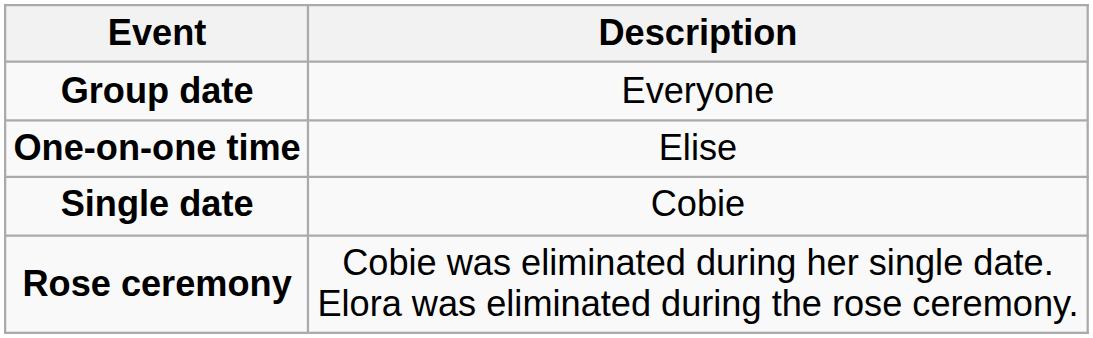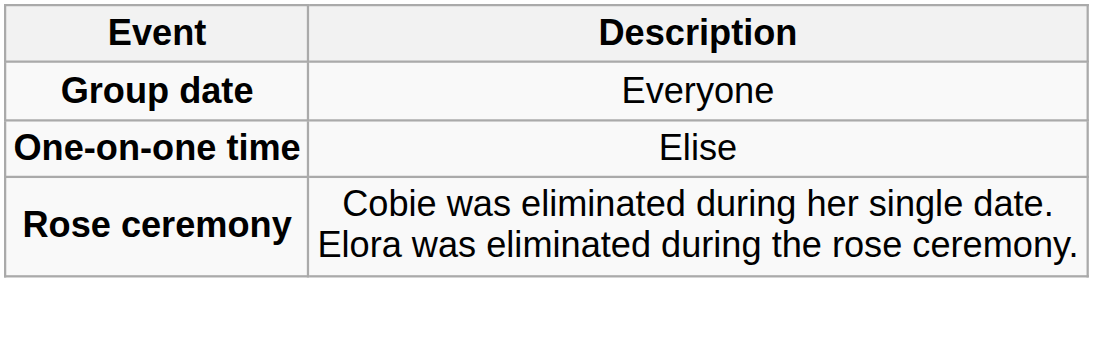- row: (157, 205)
